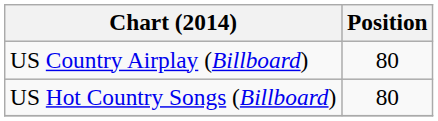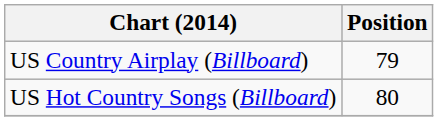(387, 60) 80 -> (387, 60) 79
